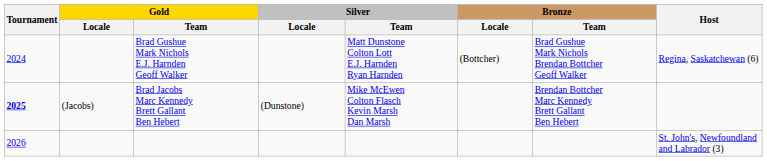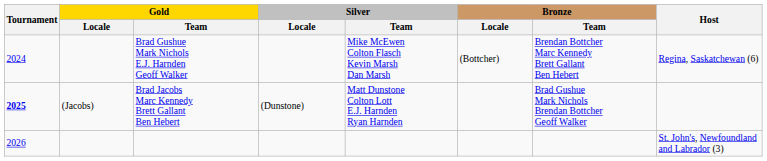(376, 58) Matt Dunstone Colton Lott E.J. Harnden Ryan Harnden -> (376, 58) Mike McEwen Colton Flasch Kevin Marsh Dan Marsh
(569, 58) Brad Gushue Mark Nichols Brendan Bottcher Geoff Walker -> (569, 58) Brendan Bottcher Marc Kennedy Brett Gallant Ben Hebert
(376, 106) Mike McEwen Colton Flasch Kevin Marsh Dan Marsh -> (376, 106) Matt Dunstone Colton Lott E.J. Harnden Ryan Harnden
(569, 106) Brendan Bottcher Marc Kennedy Brett Gallant Ben Hebert -> (569, 106) Brad Gushue Mark Nichols Brendan Bottcher Geoff Walker
